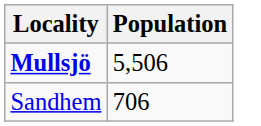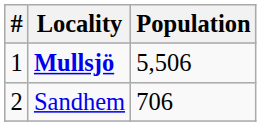+ column: (17, 23)
